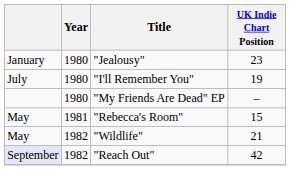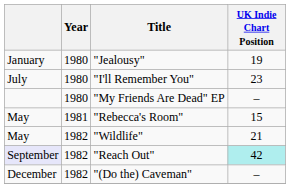(257, 60) 23 -> (257, 60) 19
(257, 79) 19 -> (257, 79) 23
(257, 155) no background -> (257, 155) paleturquoise background
+ row: (143, 174)
